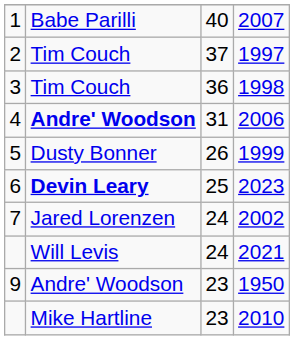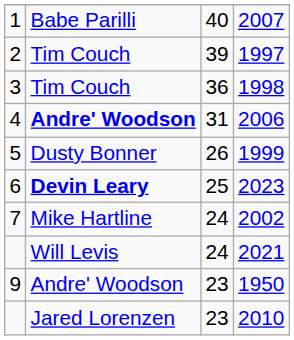(217, 53) 37 -> (217, 53) 39
(103, 218) Jared Lorenzen -> (91, 218) Mike Hartline
(91, 317) Mike Hartline -> (103, 317) Jared Lorenzen
